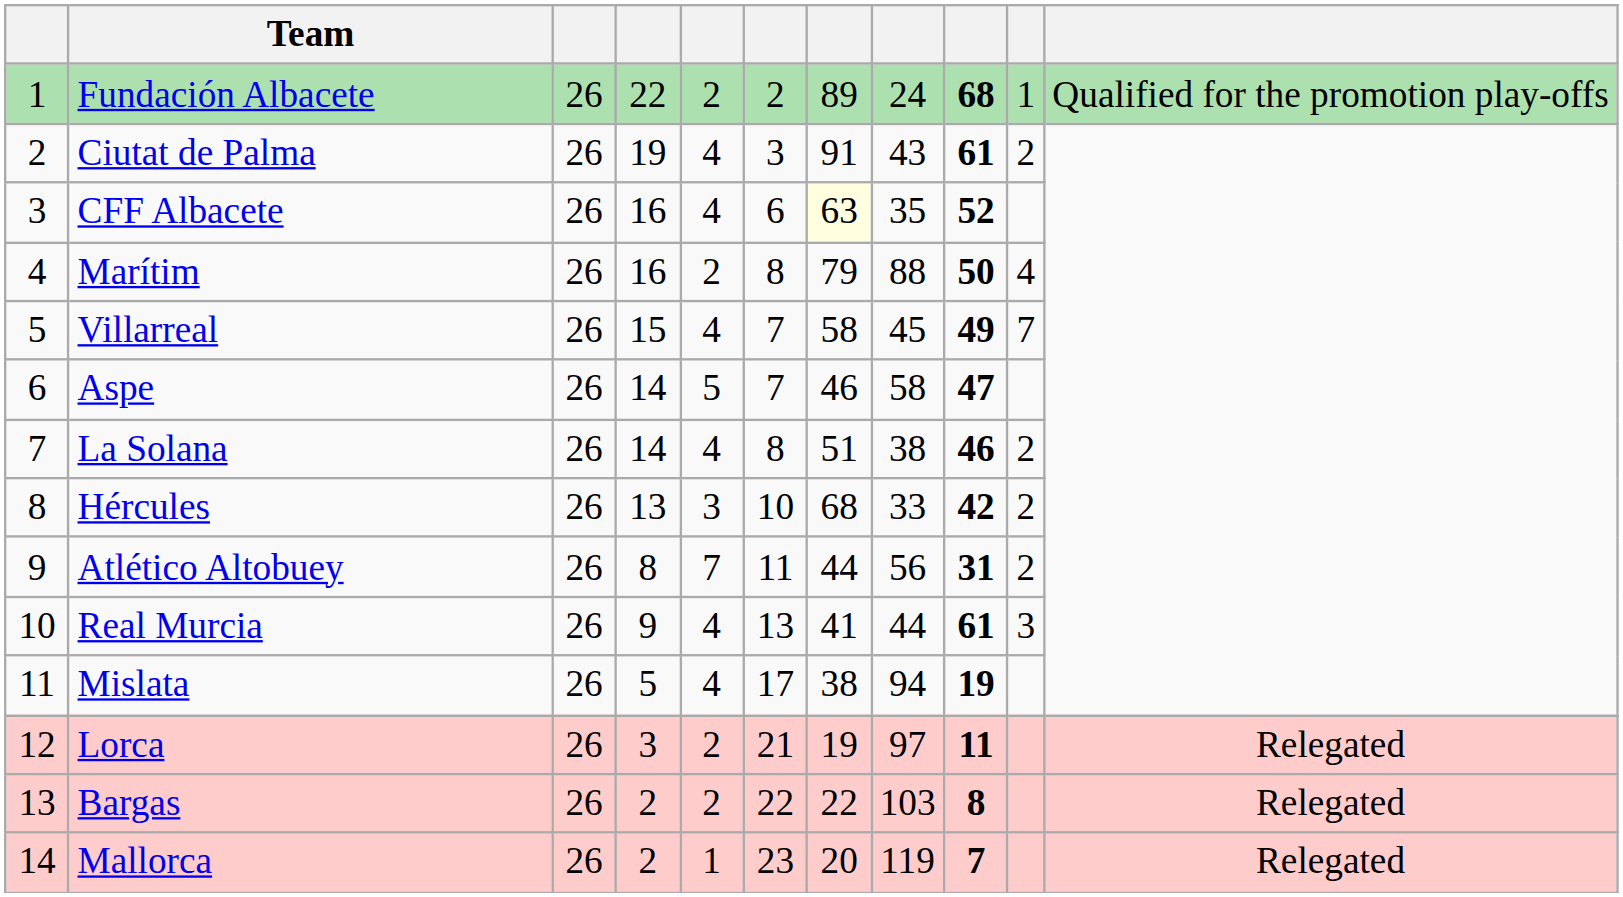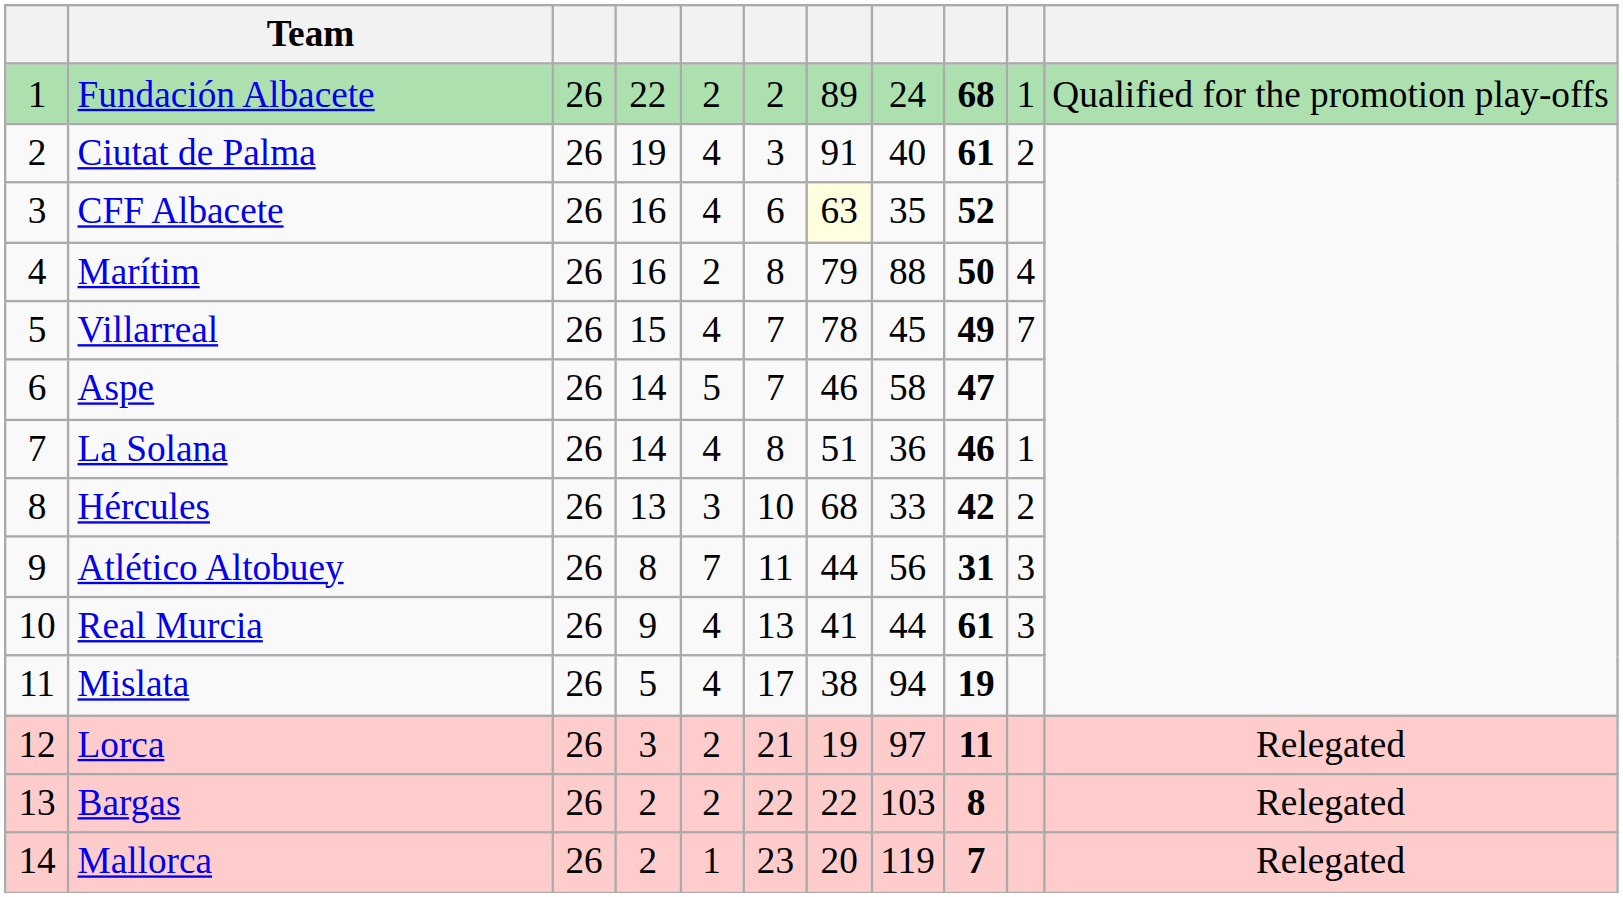(908, 152) 43 -> (908, 152) 40
(839, 329) 58 -> (839, 329) 78
(908, 447) 38 -> (908, 447) 36
(1026, 447) 2 -> (1026, 447) 1
(1026, 566) 2 -> (1026, 566) 3
